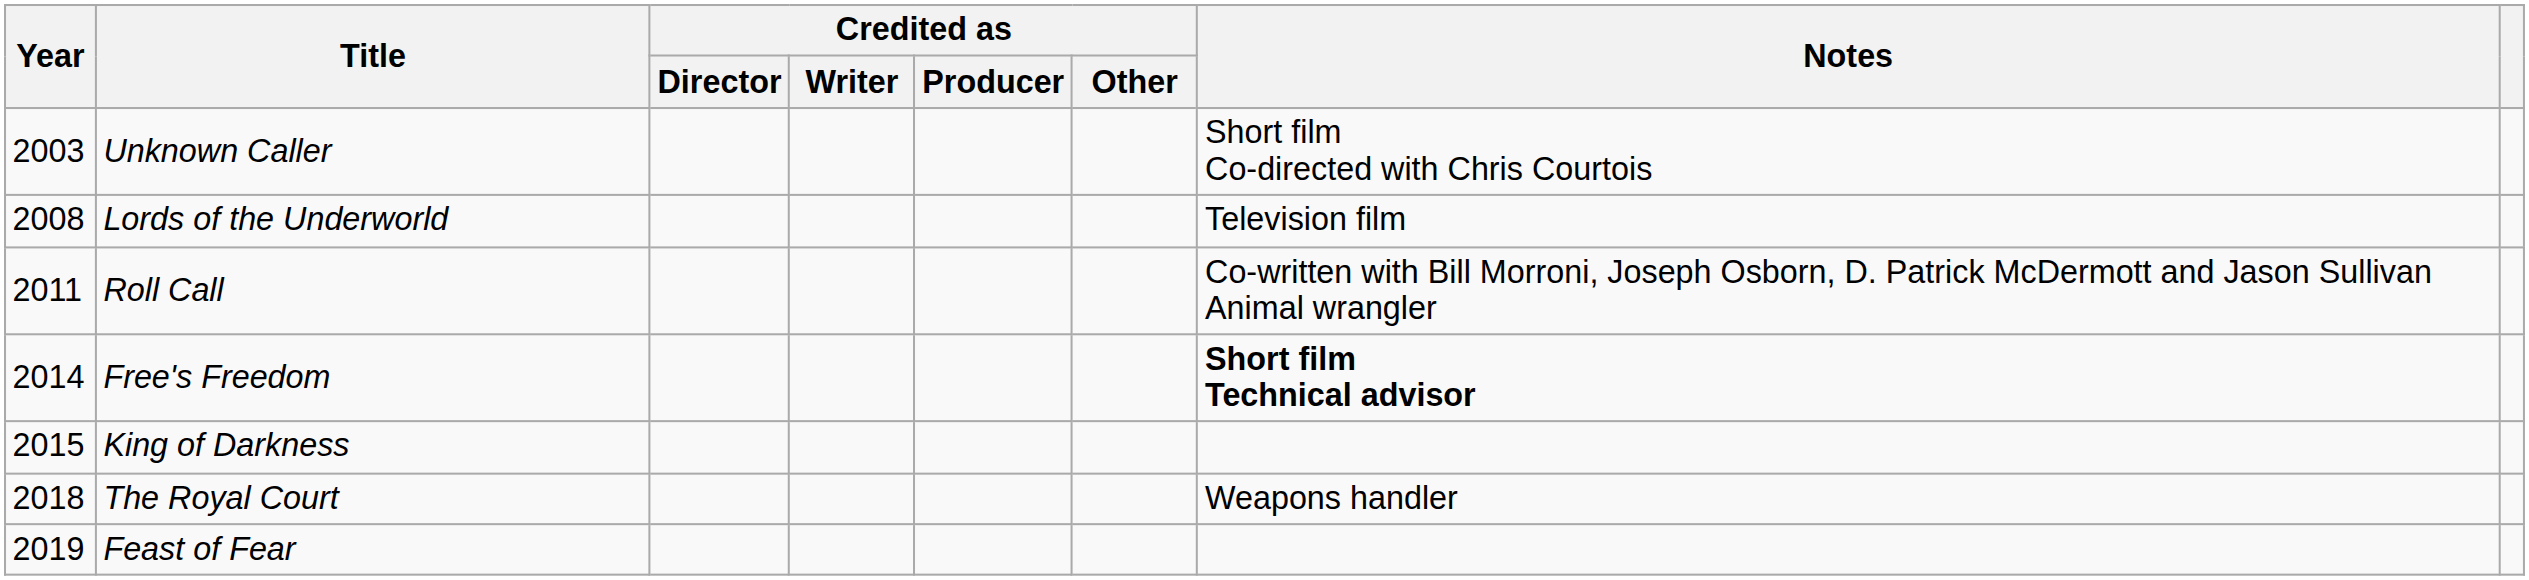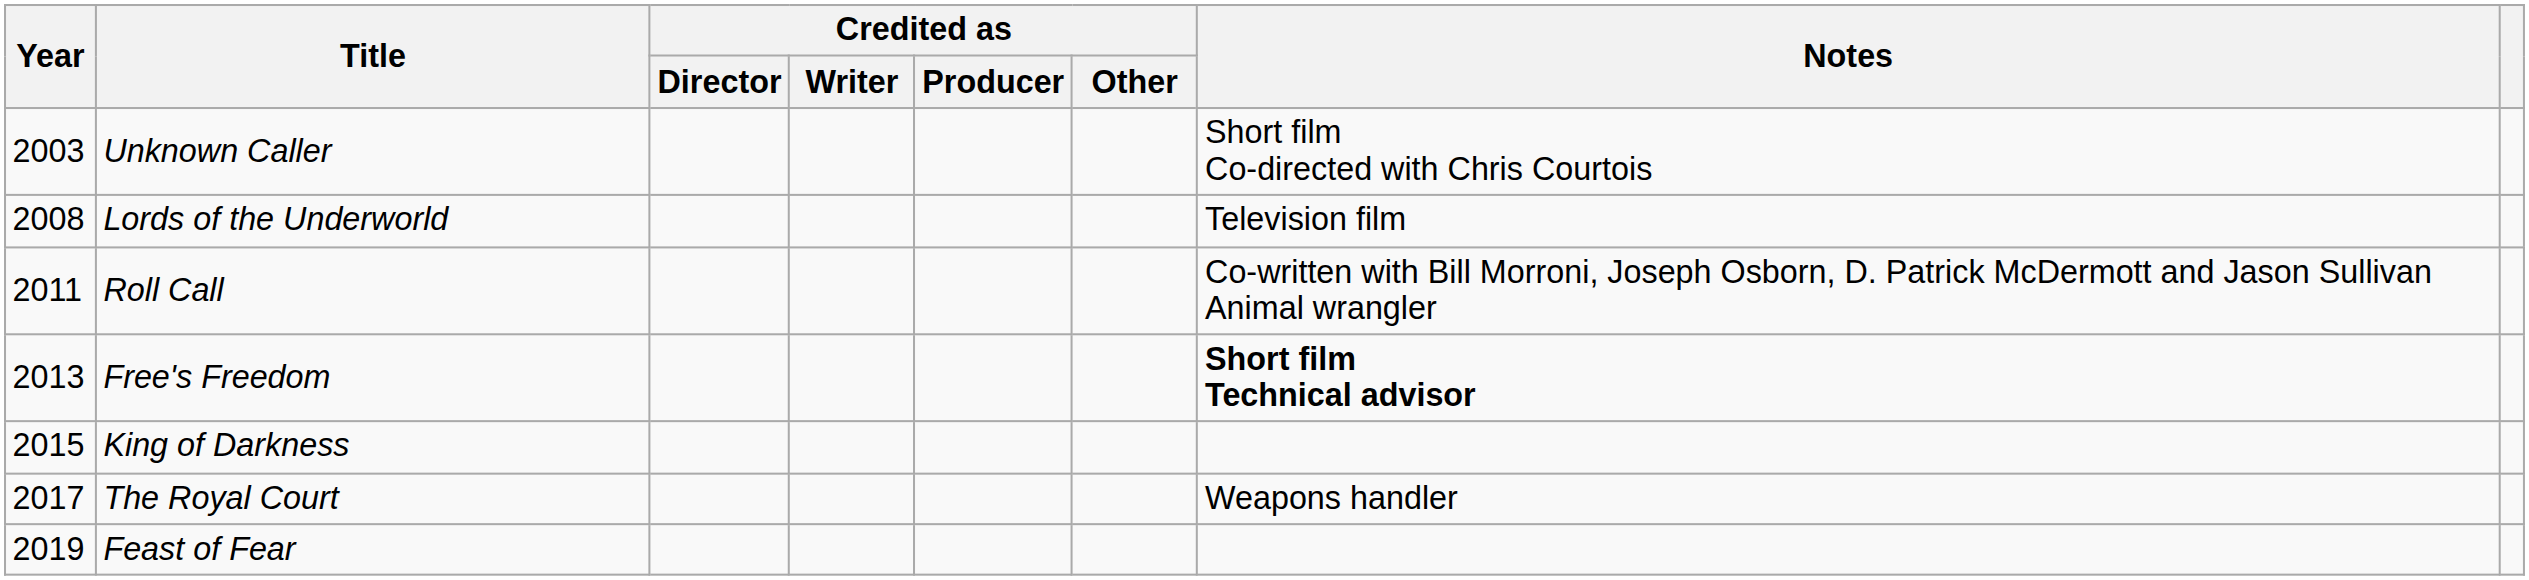(48, 377) 2014 -> (48, 377) 2013
(48, 498) 2018 -> (48, 498) 2017
